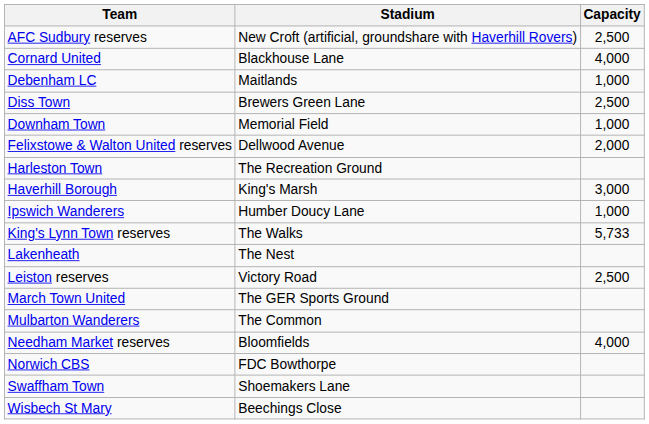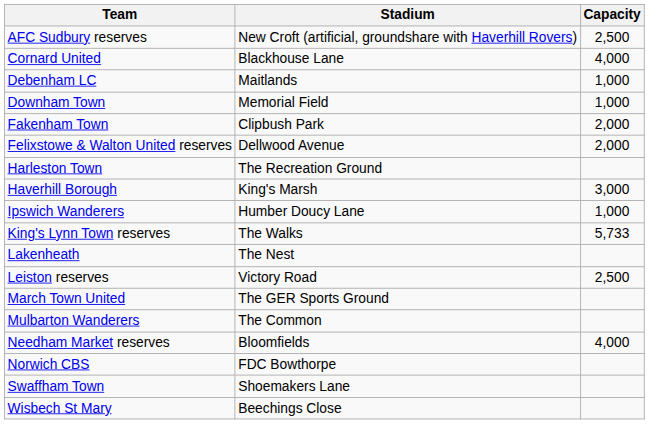- row: (39, 102)
+ row: (58, 124)
